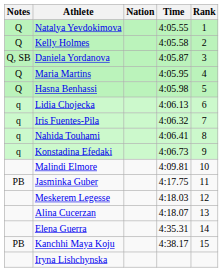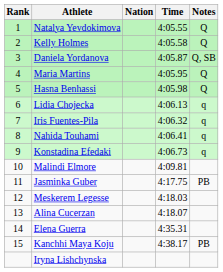columns swapped: (204, 12) <-> (18, 12)
